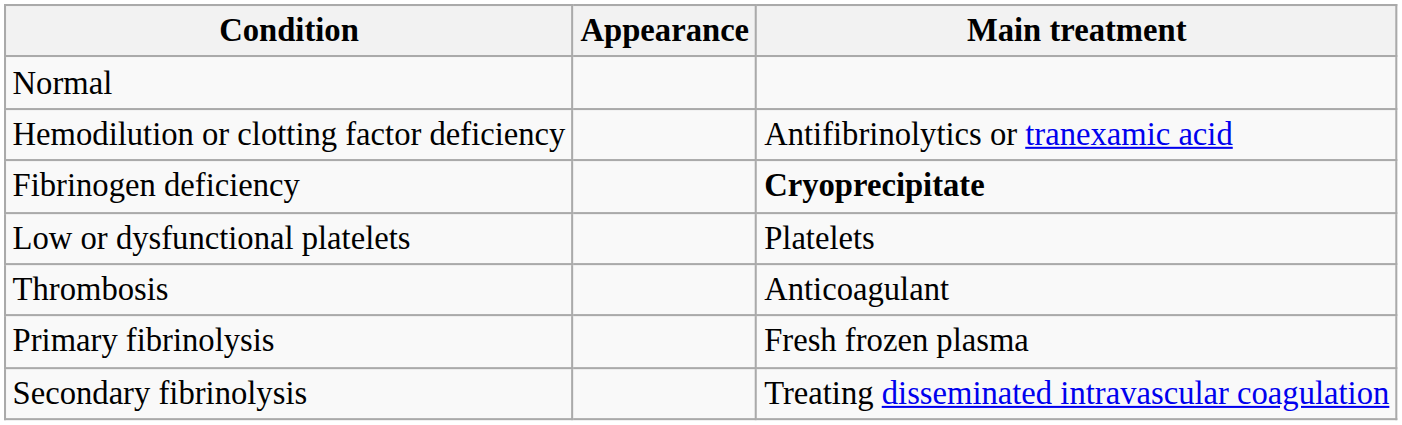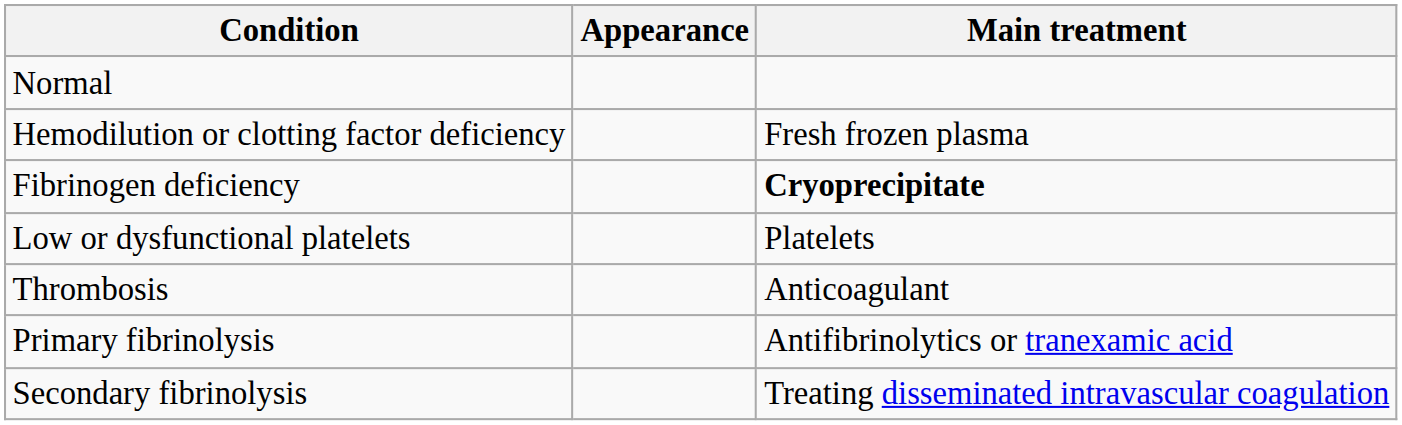(998, 133) Antifibrinolytics or tranexamic acid -> (896, 133) Fresh frozen plasma
(896, 340) Fresh frozen plasma -> (998, 340) Antifibrinolytics or tranexamic acid
